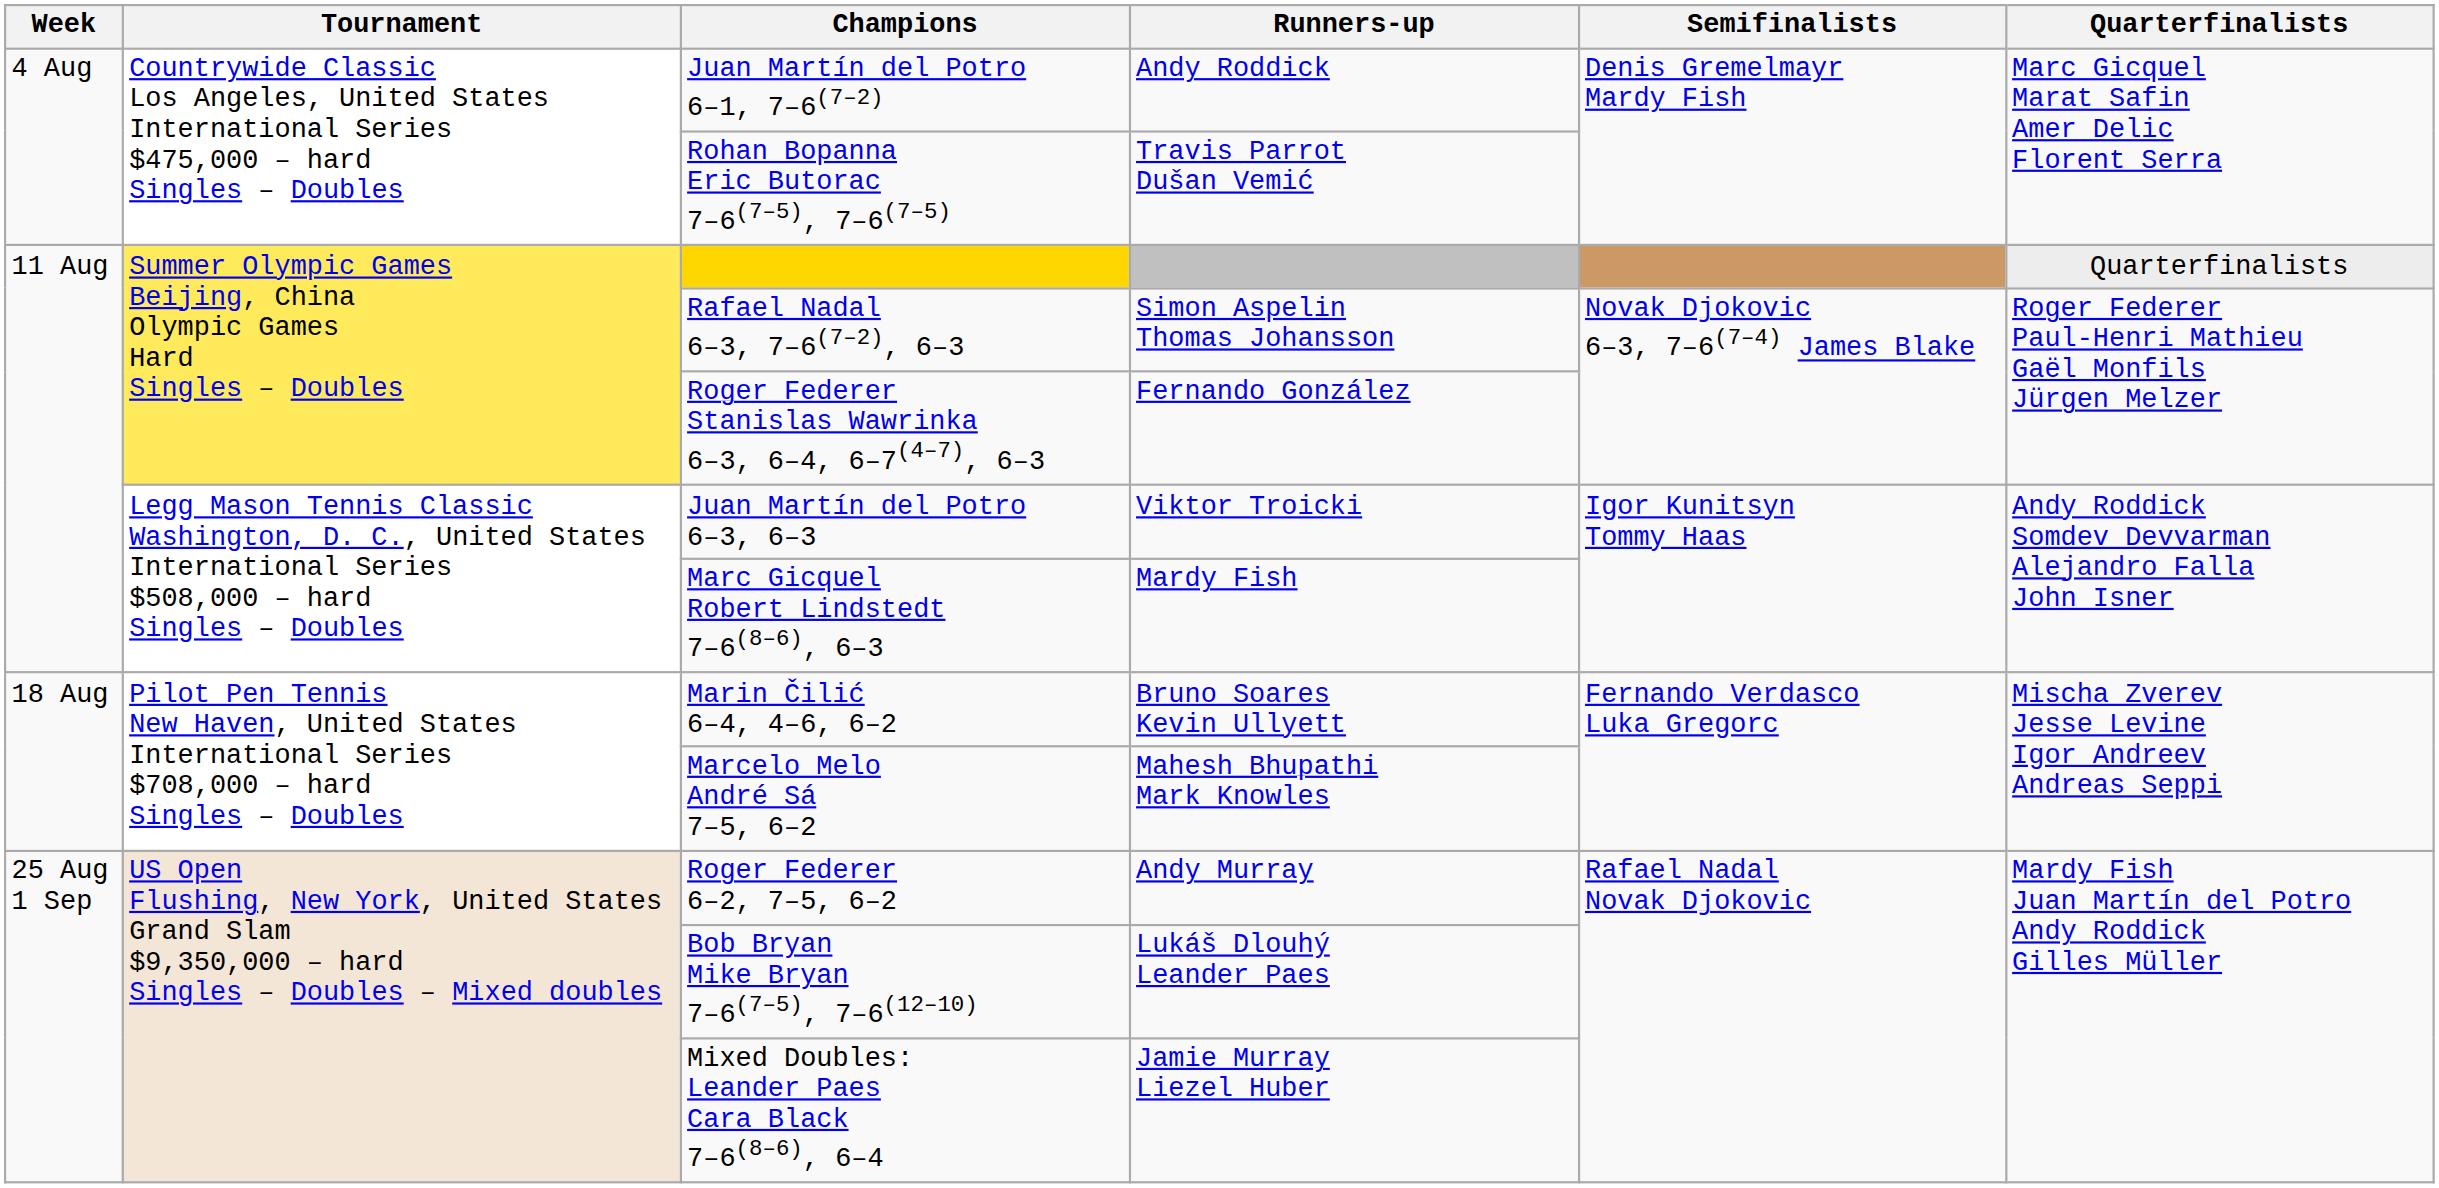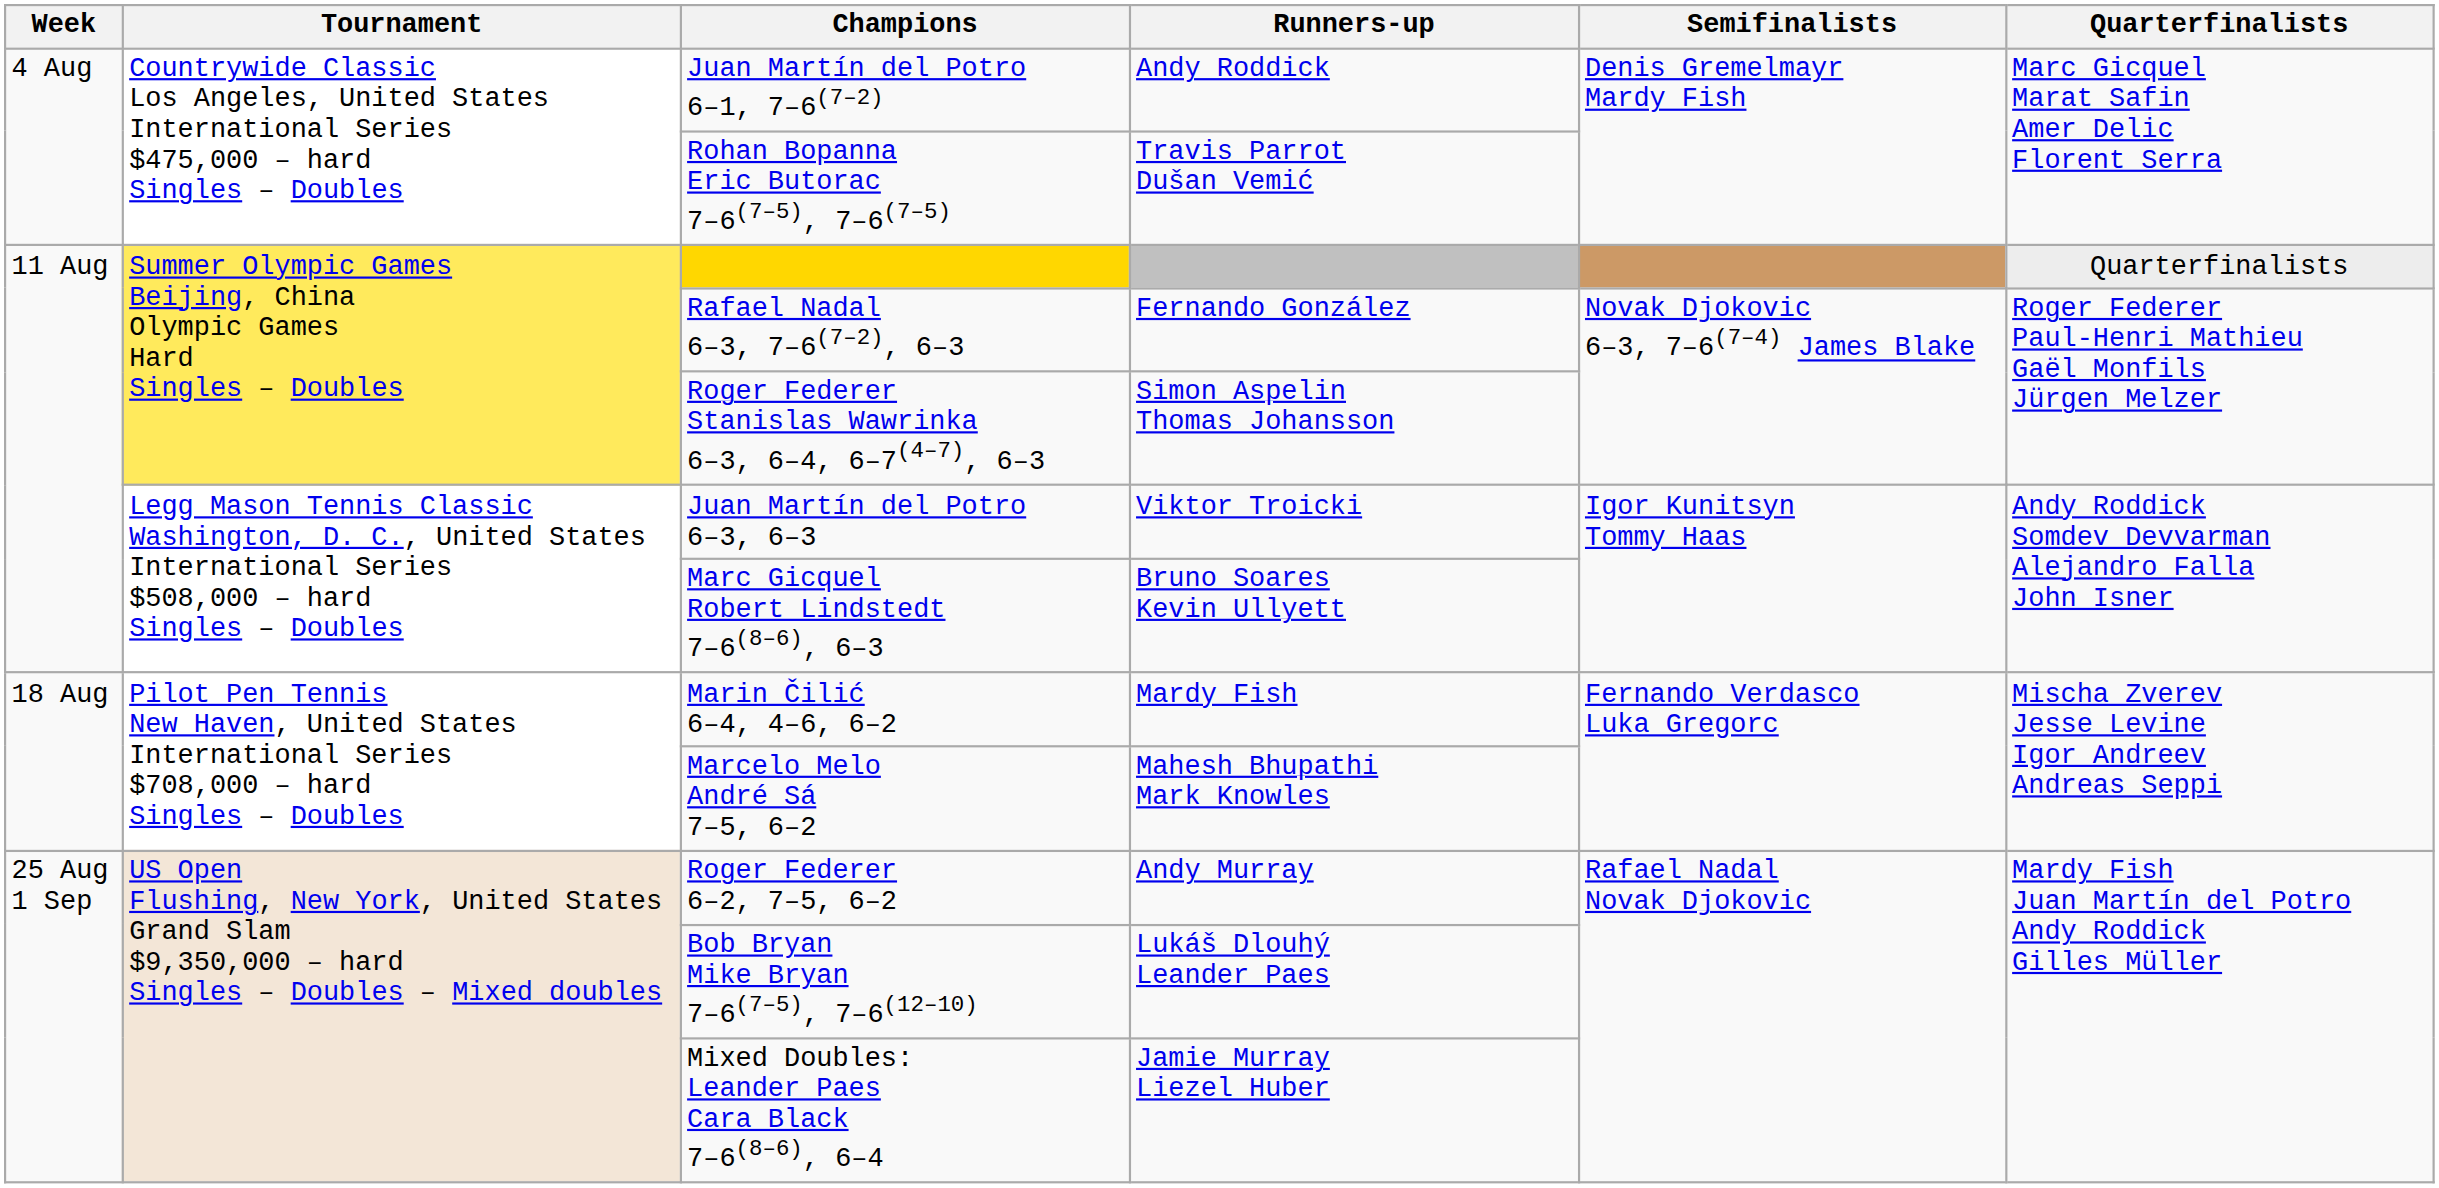(1265, 326) Simon Aspelin Thomas Johansson -> (1273, 310) Fernando González
(1273, 393) Fernando González -> (1265, 409) Simon Aspelin Thomas Johansson
(1217, 581) Mardy Fish -> (1241, 596) Bruno Soares Kevin Ullyett
(1241, 710) Bruno Soares Kevin Ullyett -> (1217, 694) Mardy Fish
